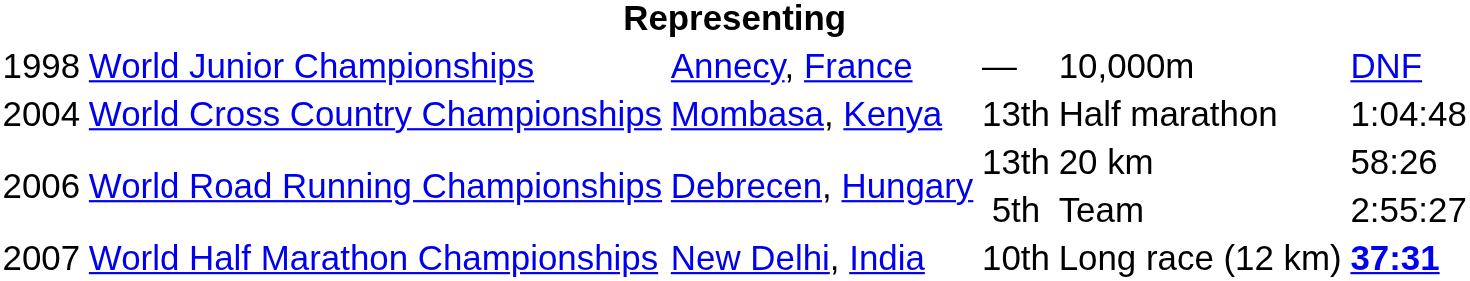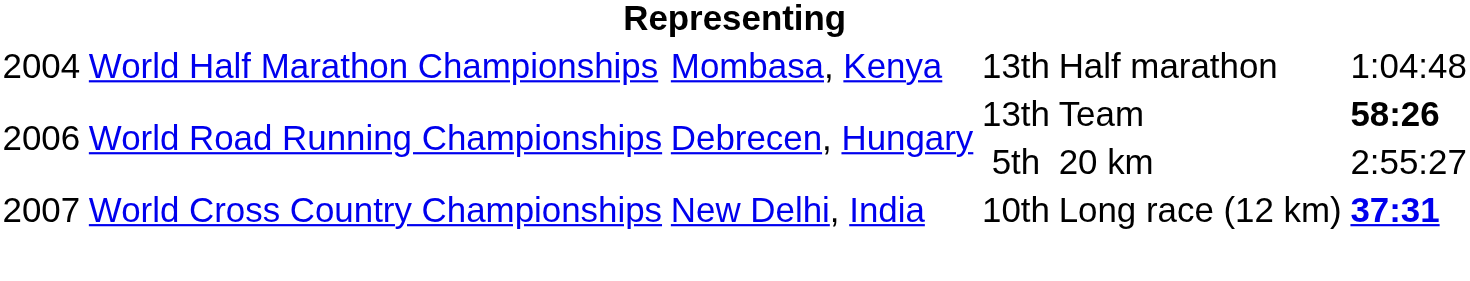- row: (41, 66)
(375, 114) World Cross Country Championships -> (374, 66) World Half Marathon Championships
(1106, 162) 20 km -> (1101, 114) Team
(1394, 162) normal -> (1395, 114) bold
(1101, 210) Team -> (1106, 162) 20 km
(374, 258) World Half Marathon Championships -> (375, 210) World Cross Country Championships
